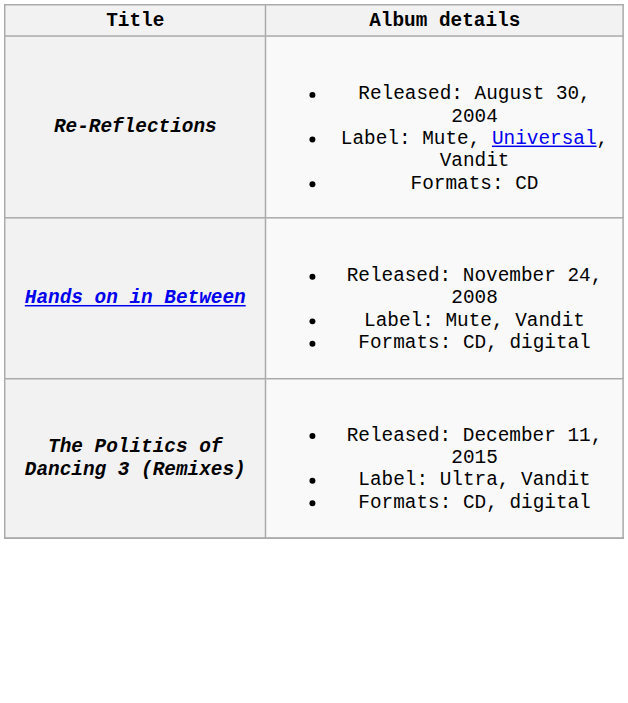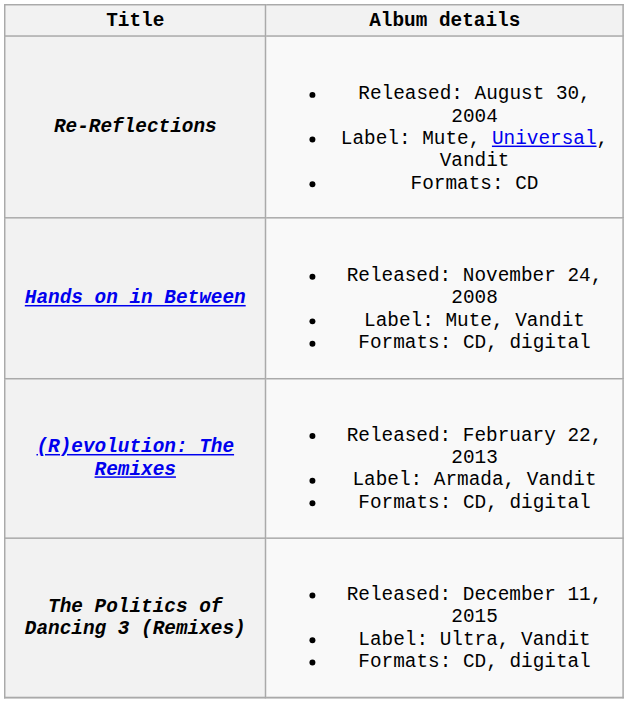+ row: (135, 458)
